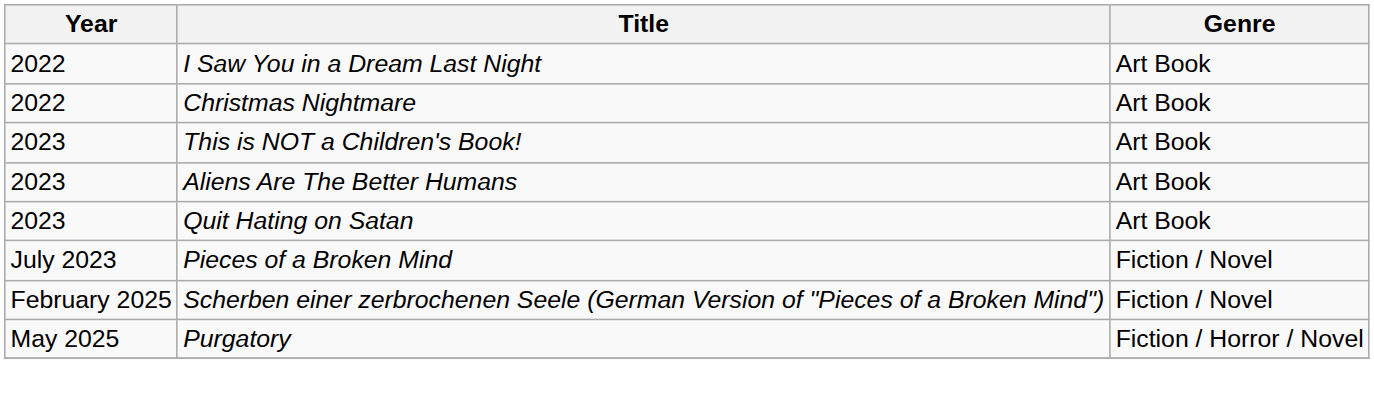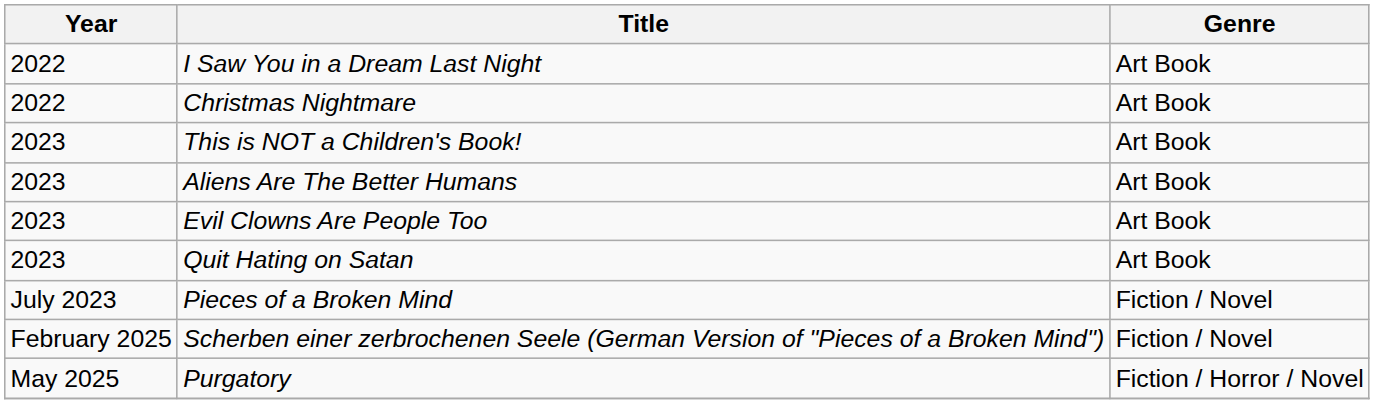+ row: (335, 220)
